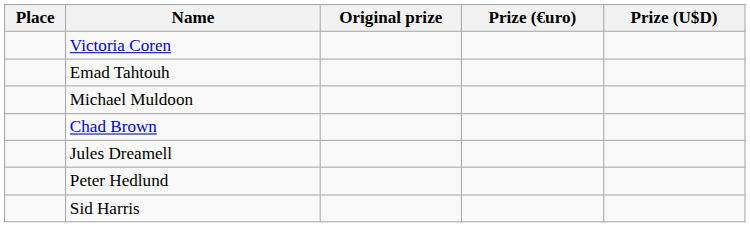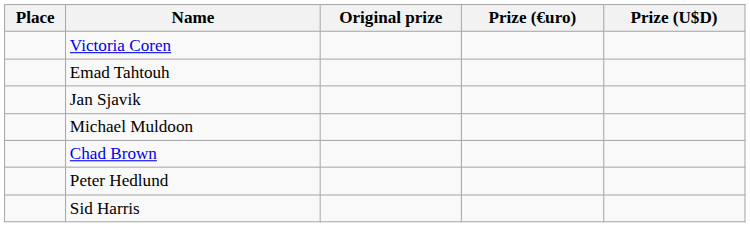+ row: (105, 99)
- row: (121, 153)
